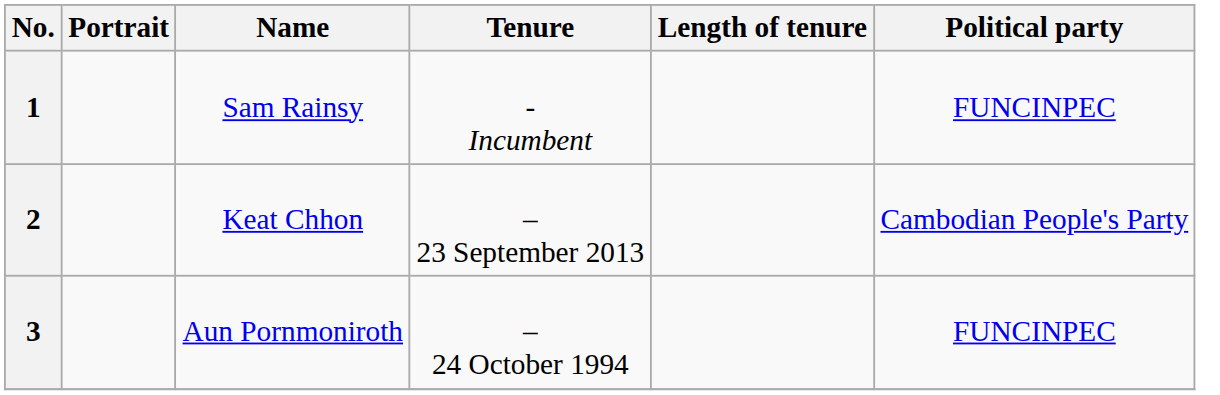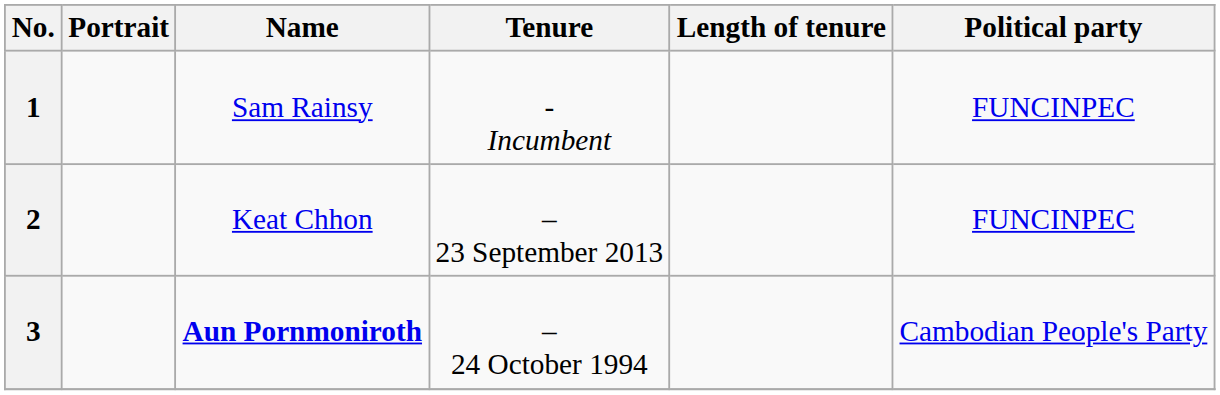(1034, 219) Cambodian People's Party -> (1053, 219) FUNCINPEC
(293, 331) normal -> (302, 331) bold
(1034, 331) FUNCINPEC -> (1053, 331) Cambodian People's Party
